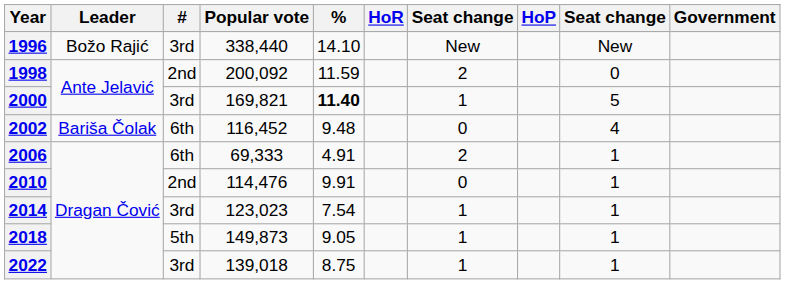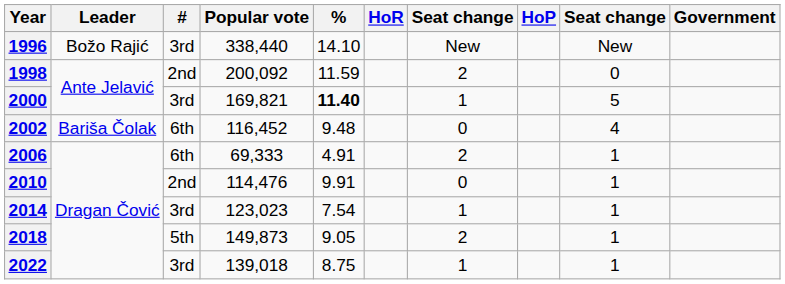(463, 237) 1 -> (463, 237) 2
